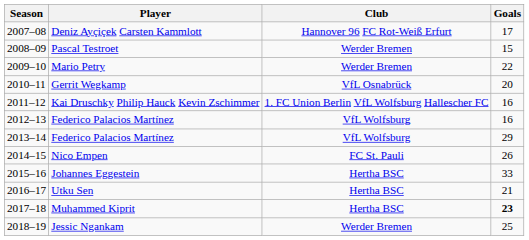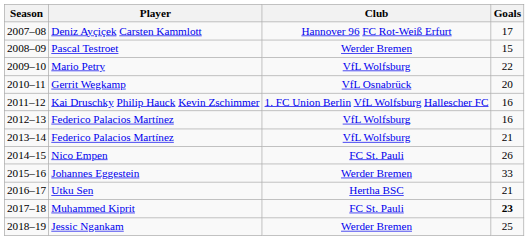(377, 66) Werder Bremen -> (377, 66) VfL Wolfsburg
(507, 137) 29 -> (507, 137) 21
(377, 173) Hertha BSC -> (377, 173) Werder Bremen
(377, 208) Hertha BSC -> (377, 208) FC St. Pauli
